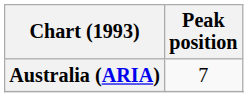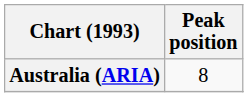(203, 75) 7 -> (203, 75) 8
